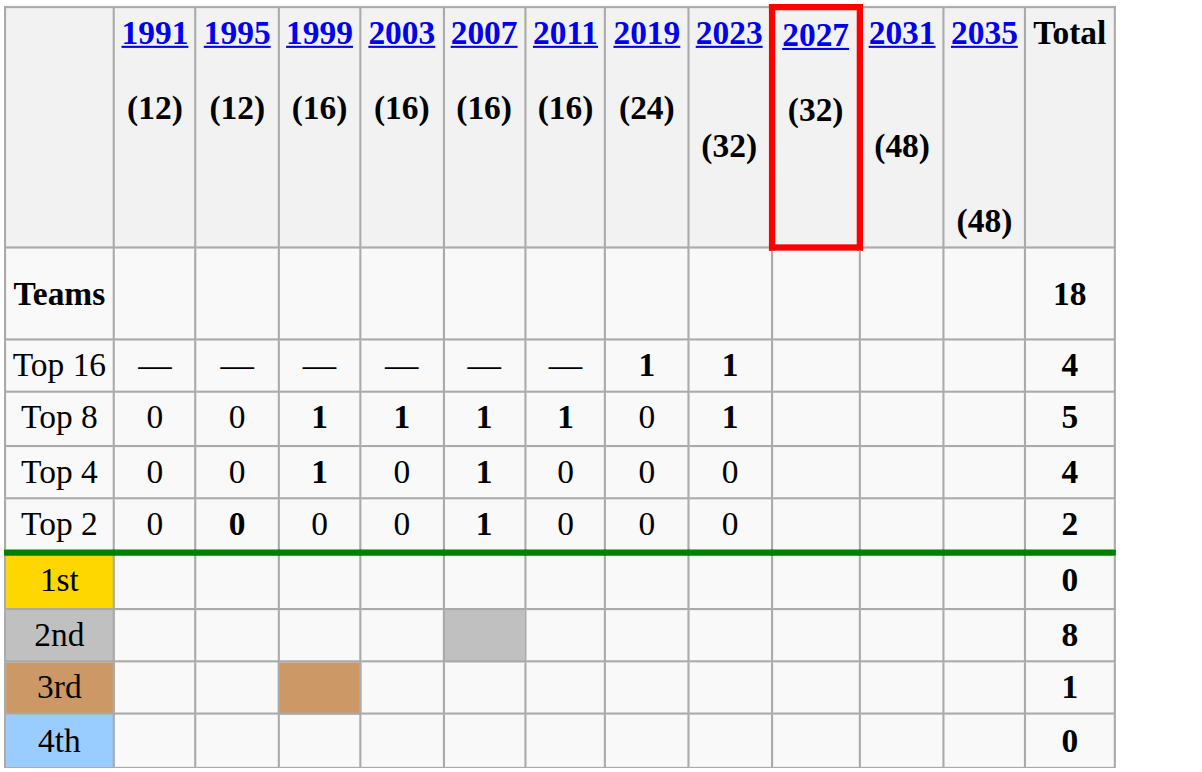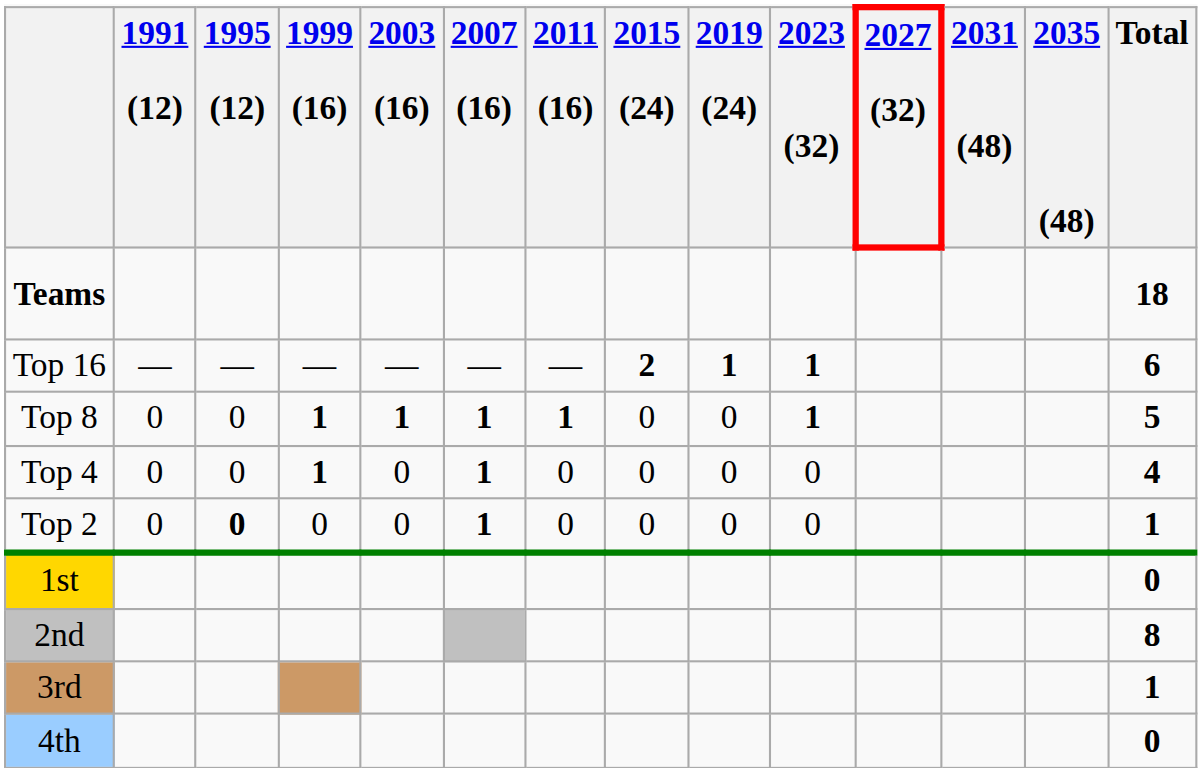+ column: (647, 70)
(1070, 364) 4 -> (1152, 364) 6
(1070, 523) 2 -> (1152, 523) 1
